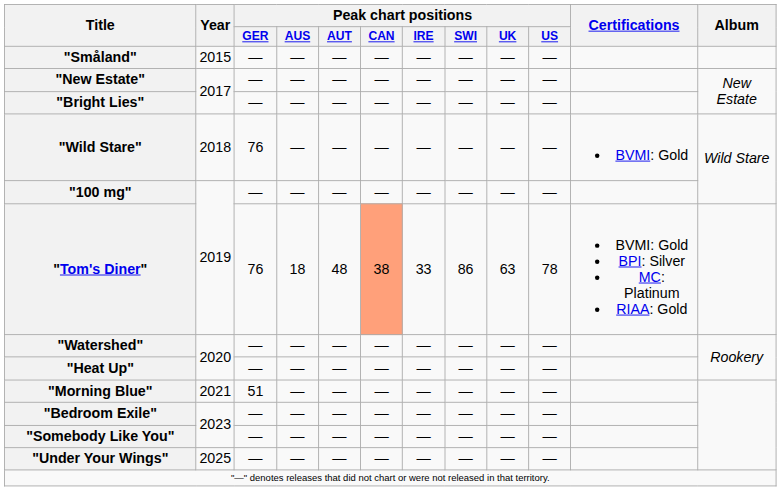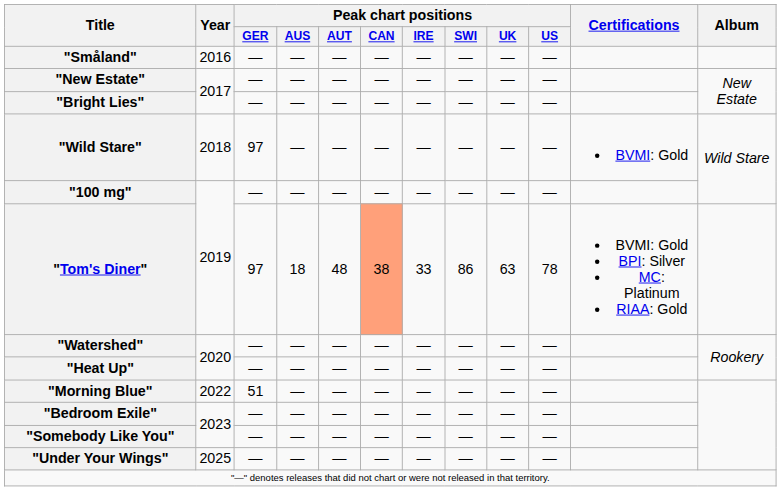(215, 57) 2015 -> (215, 57) 2016
(255, 147) 76 -> (255, 147) 97
(255, 269) 76 -> (255, 269) 97
(215, 391) 2021 -> (215, 391) 2022
